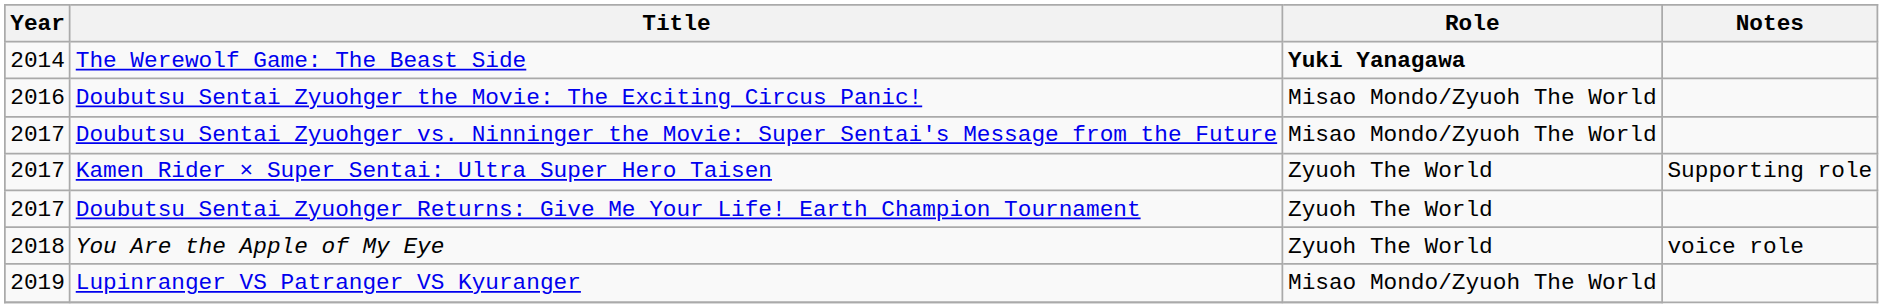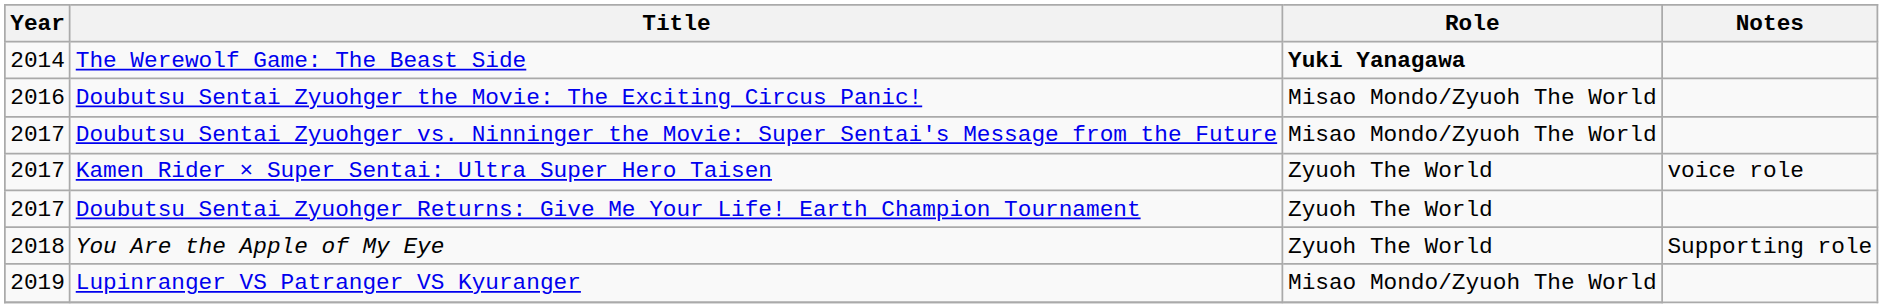(1770, 172) Supporting role -> (1736, 172) voice role
(1736, 246) voice role -> (1770, 246) Supporting role
